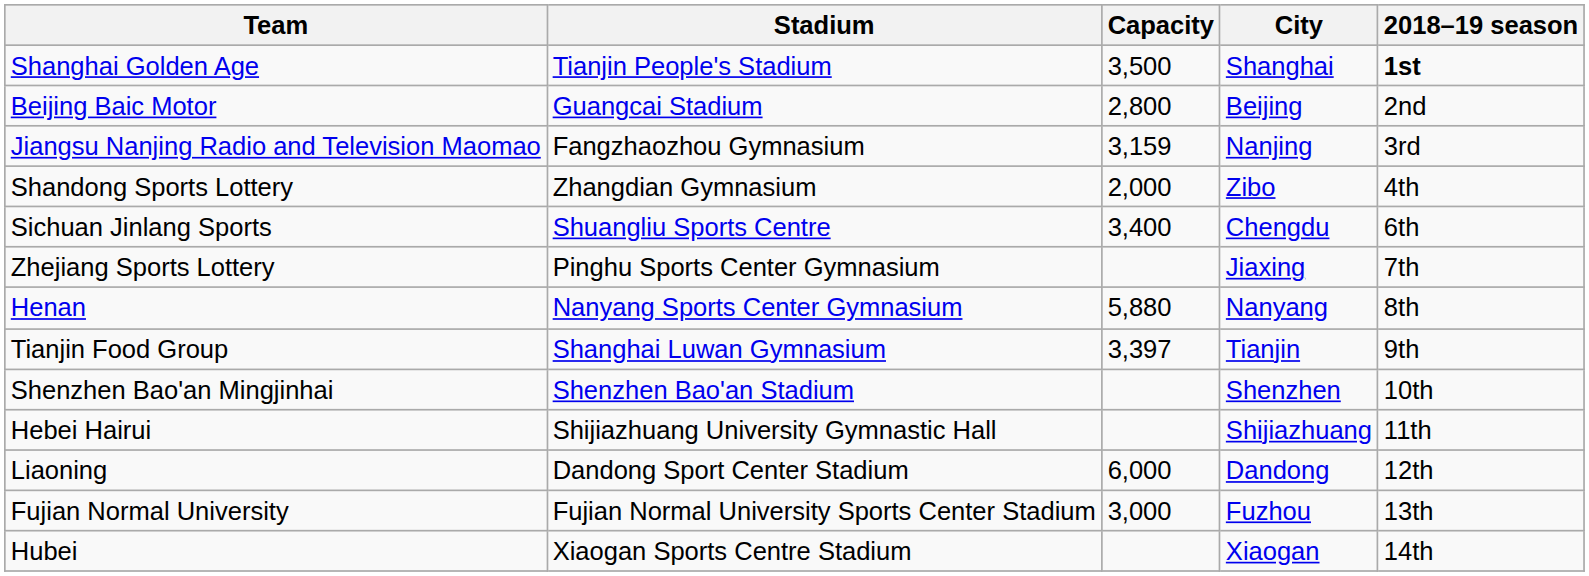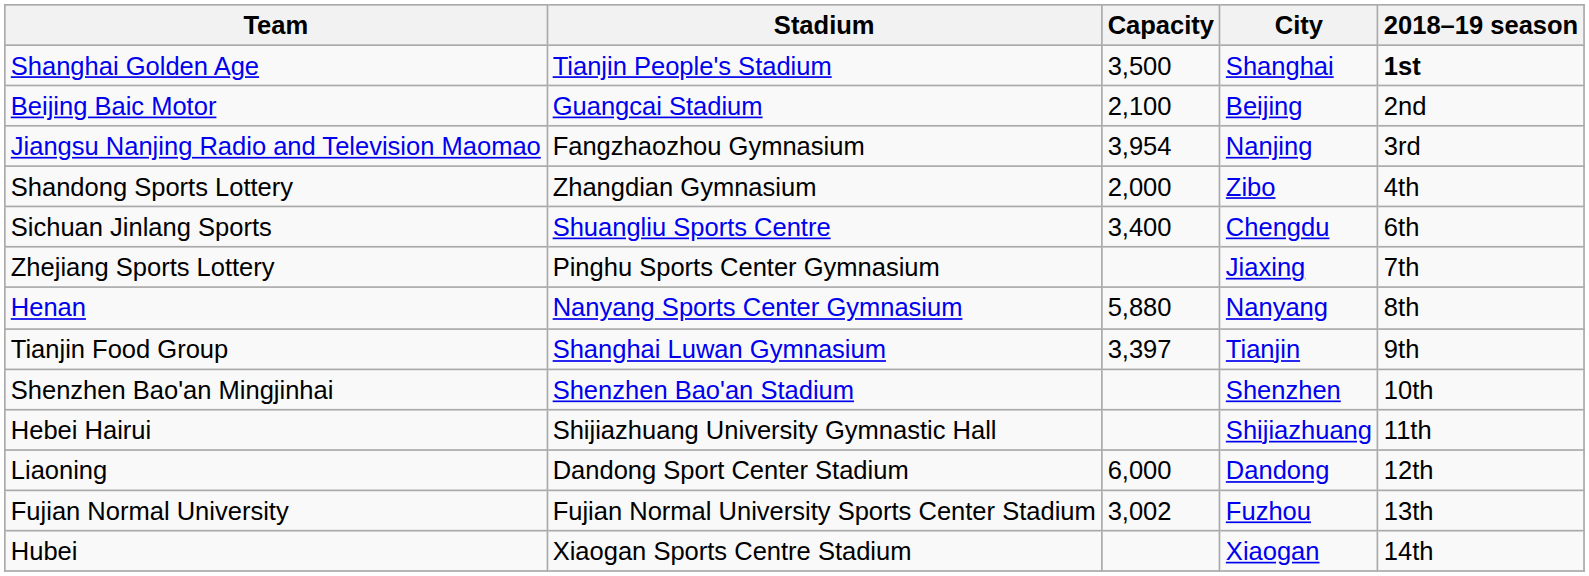(1140, 106) 2,800 -> (1140, 106) 2,100
(1140, 147) 3,159 -> (1140, 147) 3,954
(1140, 510) 3,000 -> (1140, 510) 3,002
